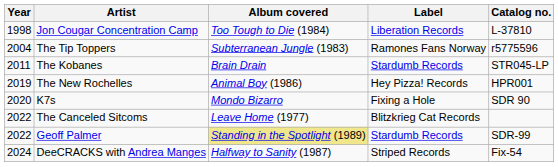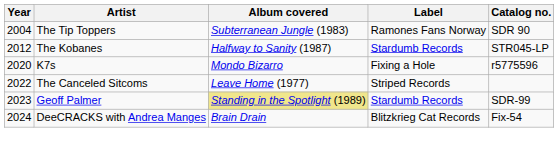- row: (117, 30)
(515, 48) r5775596 -> (511, 30) SDR 90
(19, 65) 2011 -> (19, 48) 2012
(239, 65) Brain Drain -> (271, 48) Halfway to Sanity (1987)
- row: (84, 83)
(511, 100) SDR 90 -> (515, 65) r5775596
(425, 118) Blitzkrieg Cat Records -> (410, 83) Striped Records
(19, 135) 2022 -> (19, 100) 2023
(271, 153) Halfway to Sanity (1987) -> (239, 118) Brain Drain
(410, 153) Striped Records -> (425, 118) Blitzkrieg Cat Records
